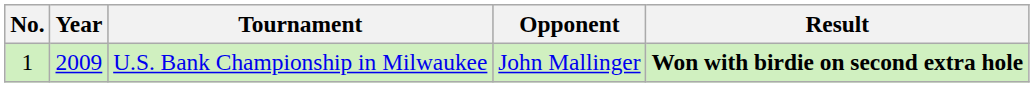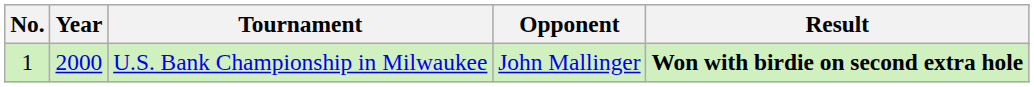(79, 62) 2009 -> (79, 62) 2000
